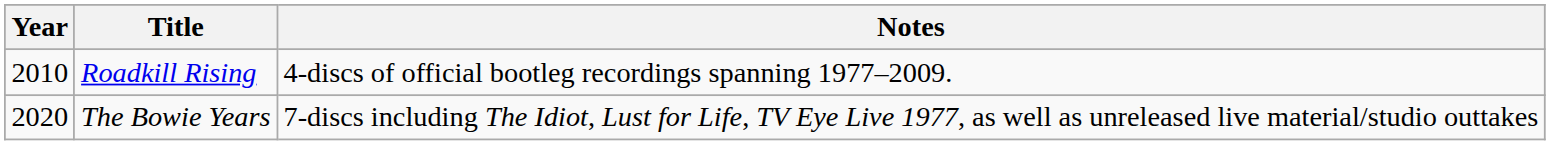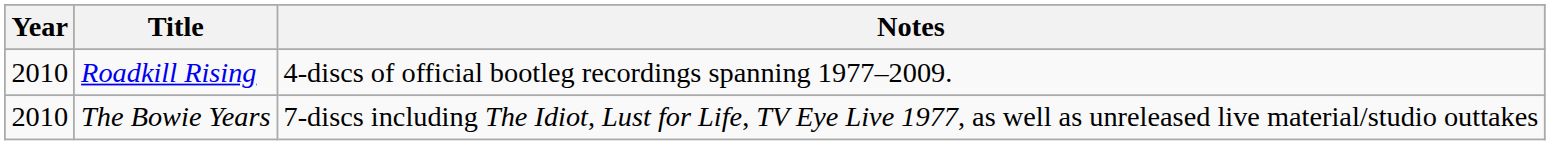(40, 116) 2020 -> (40, 116) 2010
